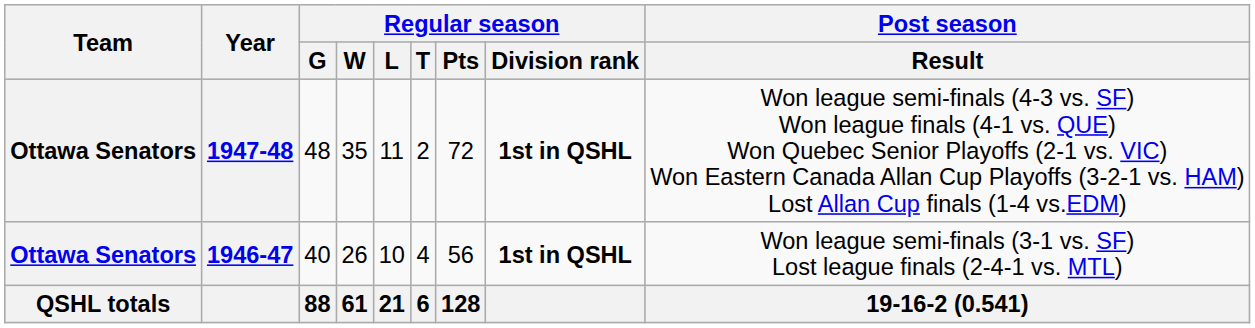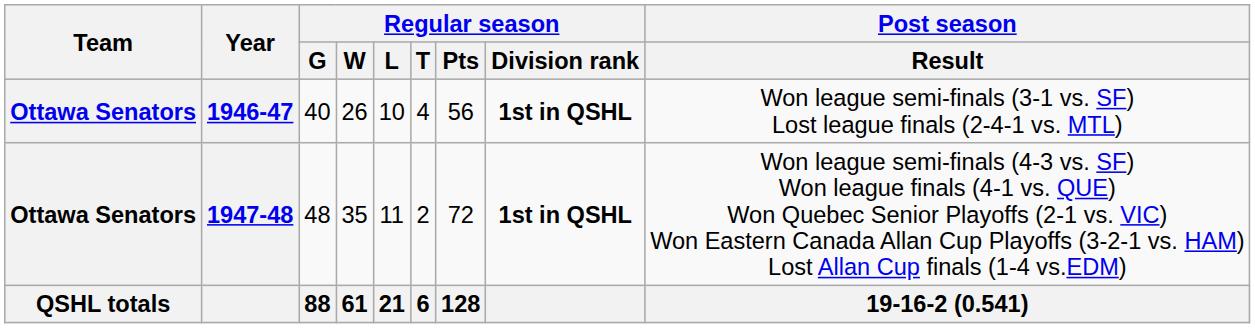rows swapped: (250, 254) <-> (250, 151)
